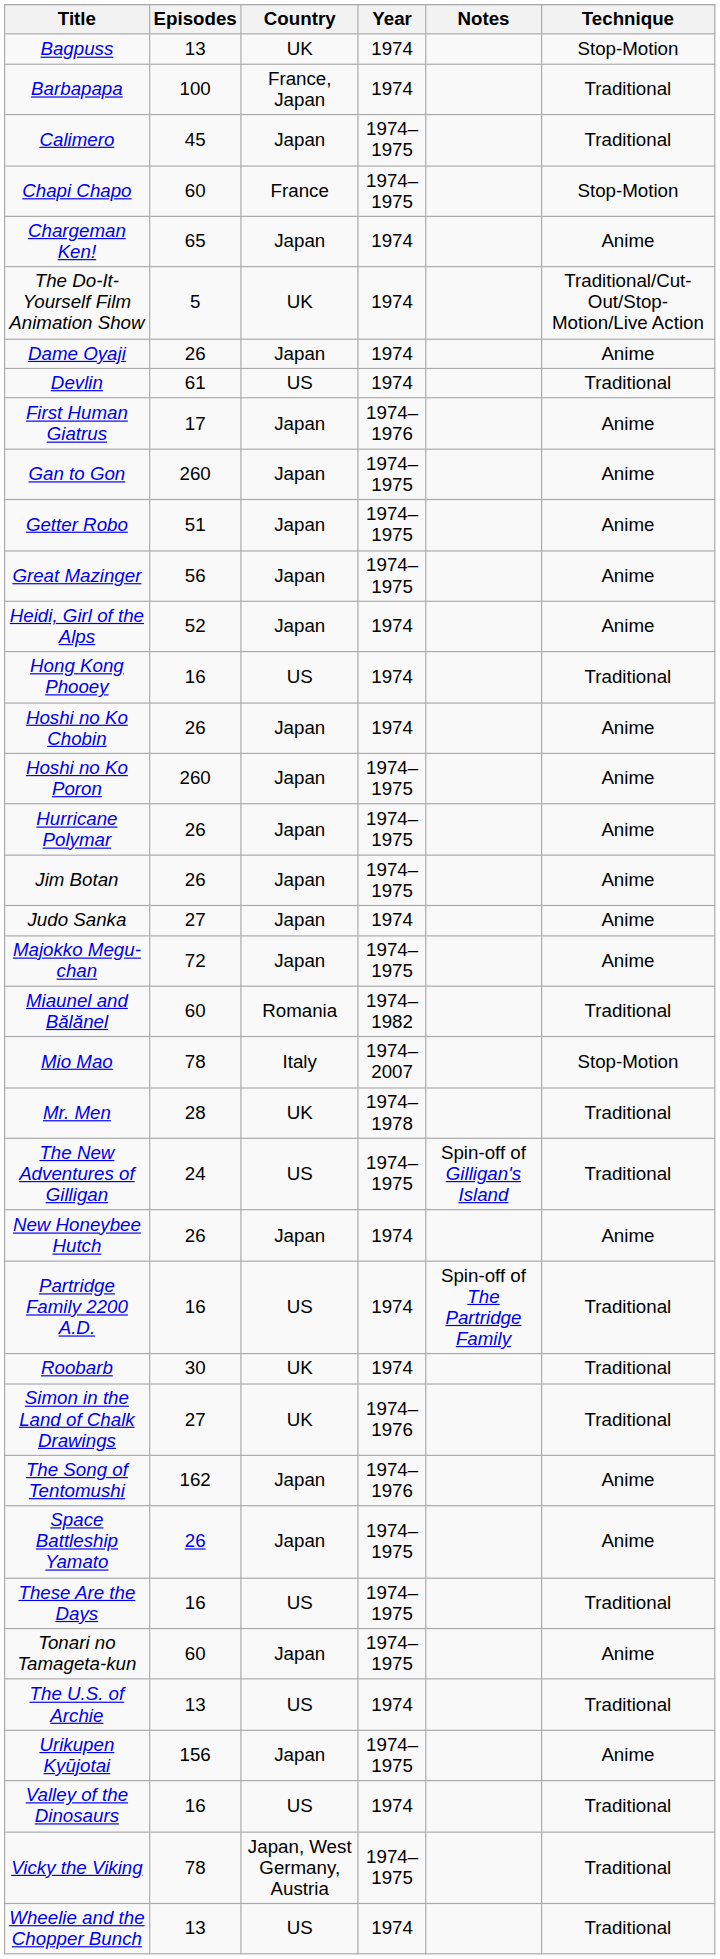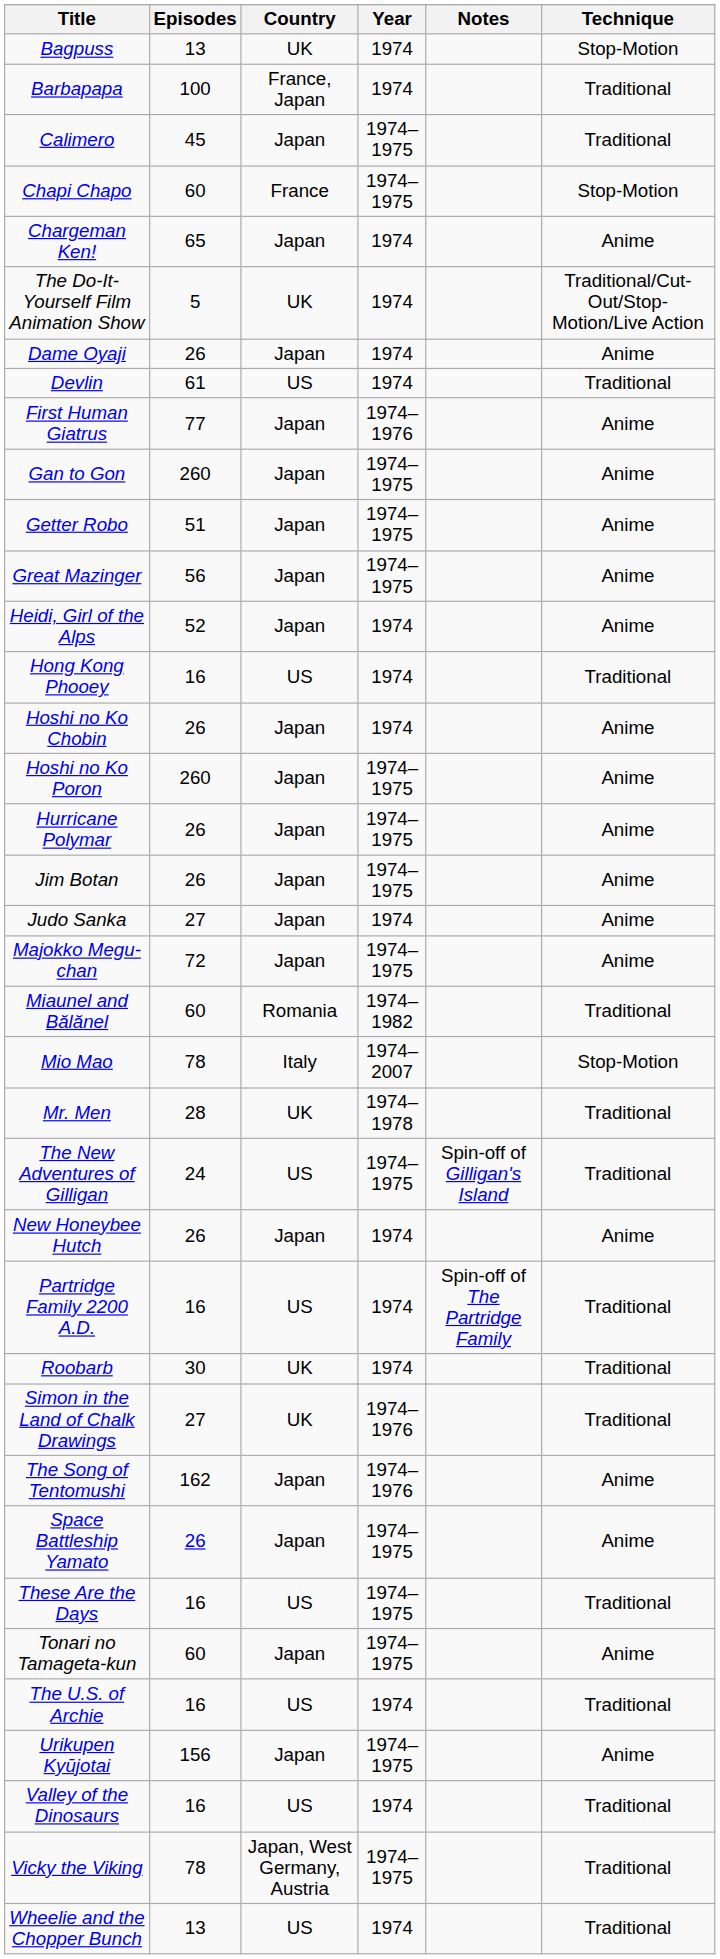(195, 423) 17 -> (195, 423) 77
(195, 1704) 13 -> (195, 1704) 16
